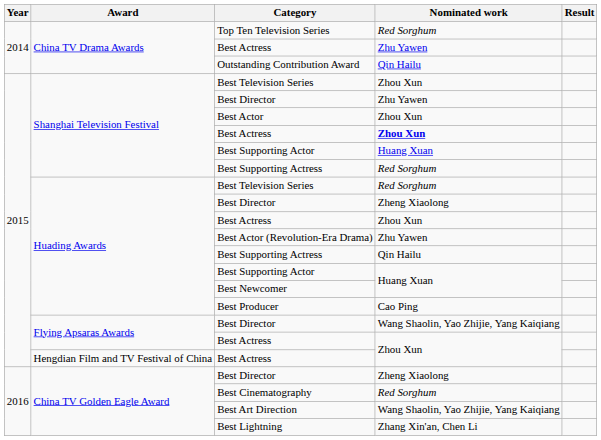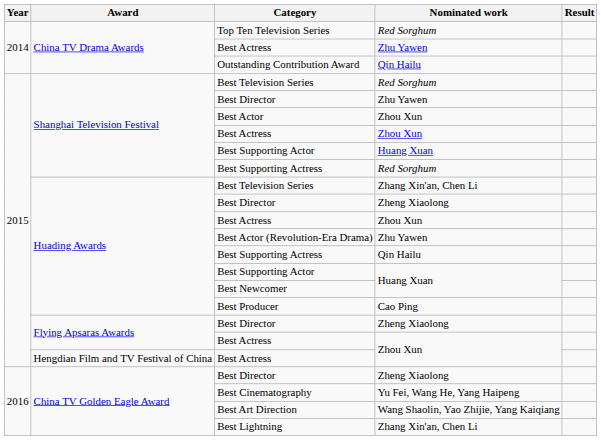(400, 82) Zhou Xun -> (407, 82) Red Sorghum
(401, 133) bold -> (400, 133) normal
(407, 185) Red Sorghum -> (428, 185) Zhang Xin'an, Chen Li
(469, 323) Wang Shaolin, Yao Zhijie, Yang Kaiqiang -> (413, 323) Zheng Xiaolong
(407, 392) Red Sorghum -> (449, 392) Yu Fei, Wang He, Yang Haipeng
